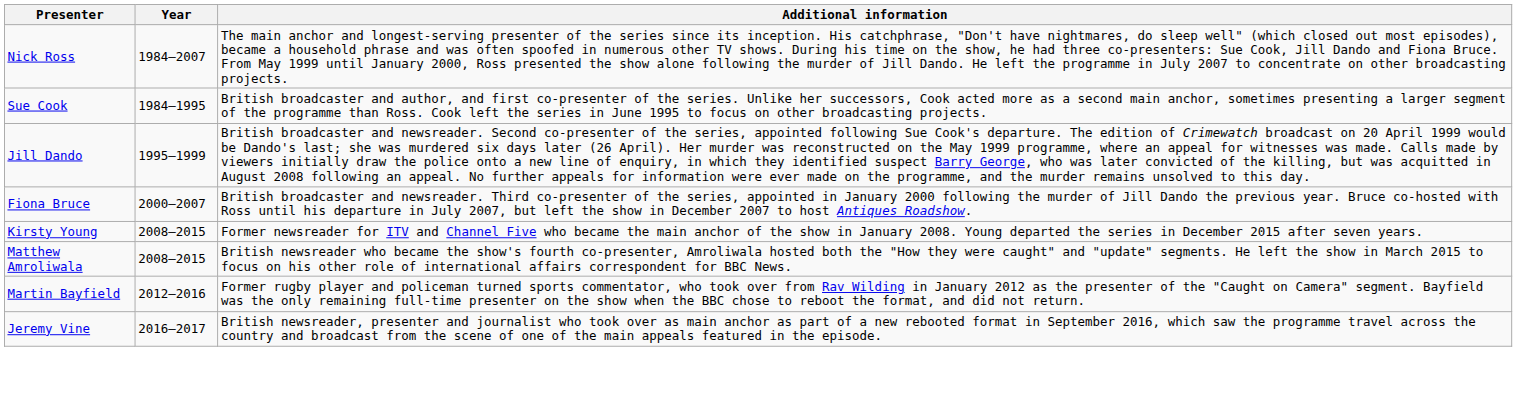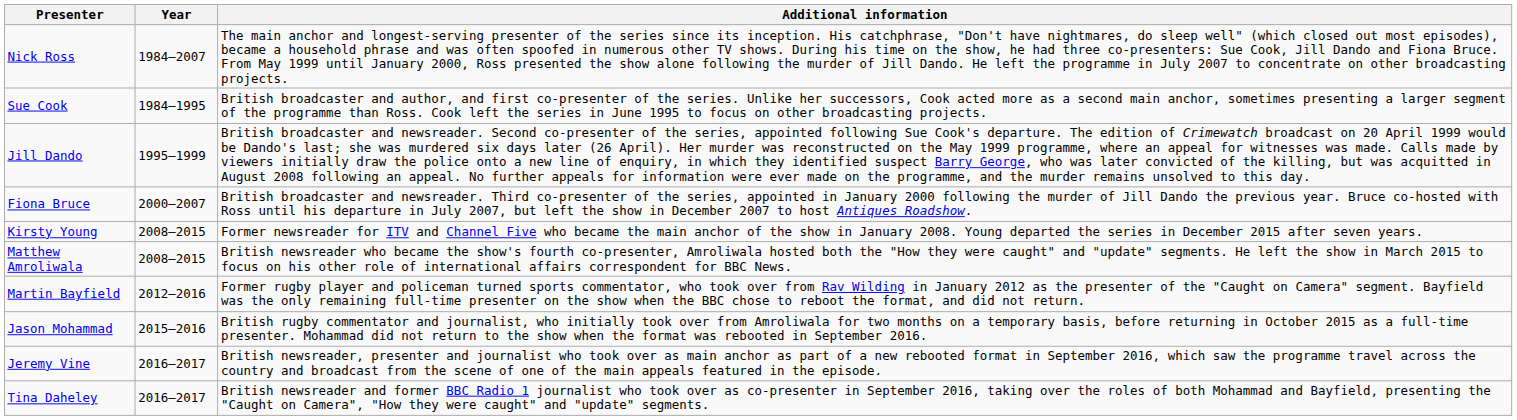+ row: (60, 329)
+ row: (53, 398)
